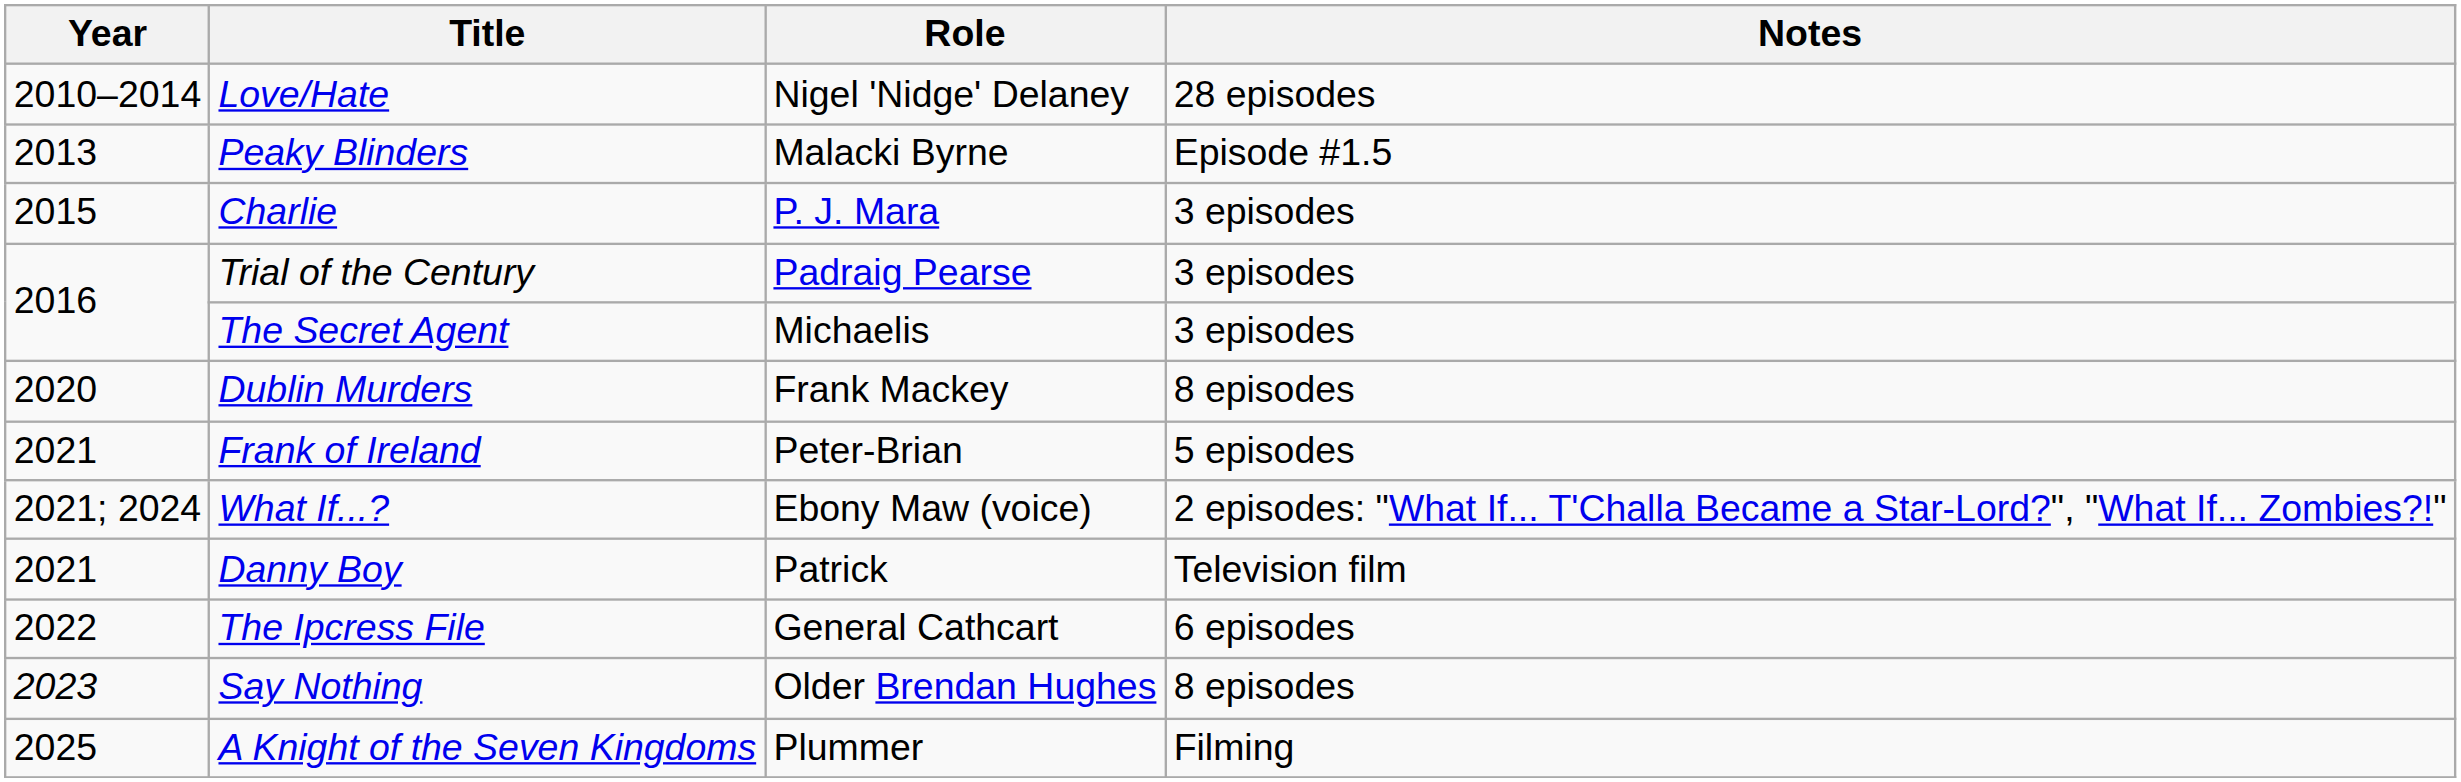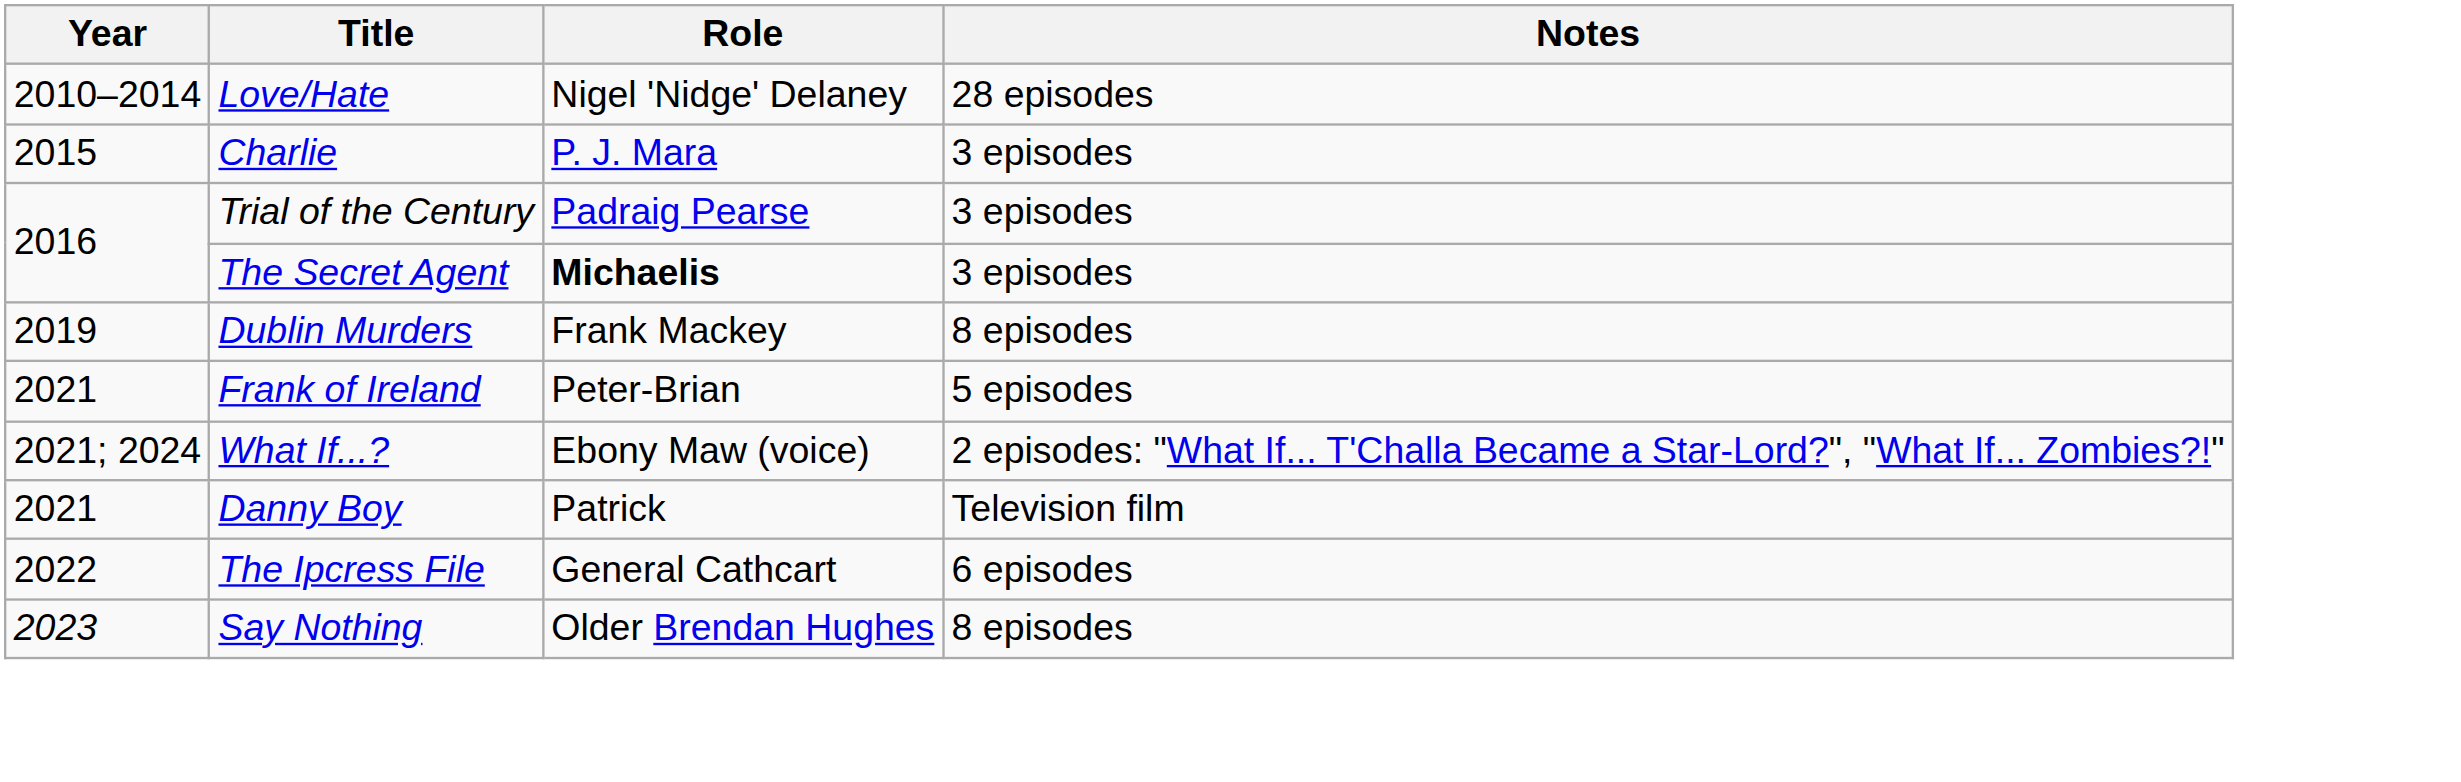- row: (343, 152)
(851, 331) normal -> (636, 271) bold
(55, 390) 2020 -> (55, 331) 2019
- row: (487, 746)
